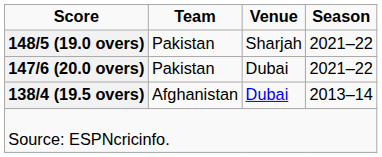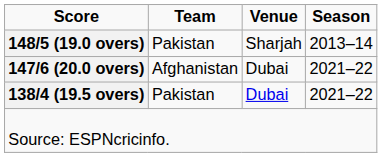(341, 43) 2021–22 -> (341, 43) 2013–14
(183, 69) Pakistan -> (195, 69) Afghanistan
(195, 95) Afghanistan -> (183, 95) Pakistan
(341, 95) 2013–14 -> (341, 95) 2021–22
